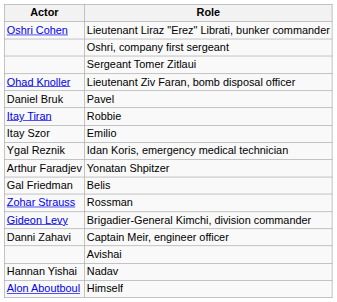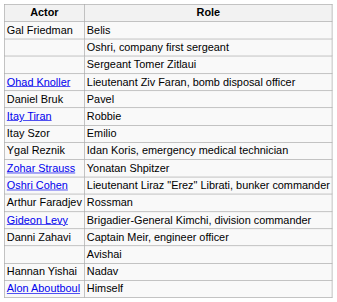rows swapped: (208, 30) <-> (99, 185)
(44, 168) Arthur Faradjev -> (41, 168) Zohar Strauss
(41, 202) Zohar Strauss -> (44, 202) Arthur Faradjev
